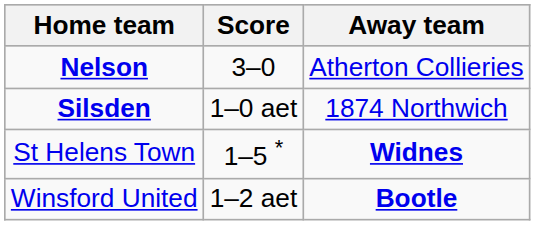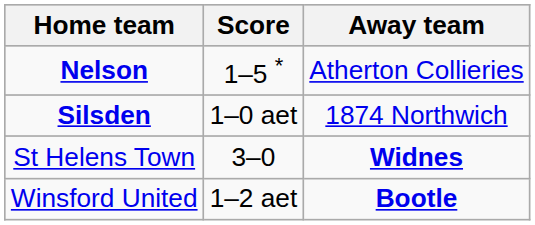(253, 66) 3–0 -> (253, 70) 1–5 *
(253, 153) 1–5 * -> (253, 157) 3–0
